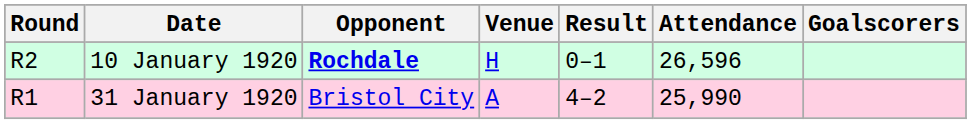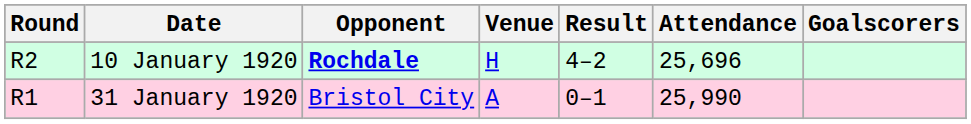(586, 61) 0–1 -> (586, 61) 4–2
(700, 61) 26,596 -> (700, 61) 25,696
(586, 99) 4–2 -> (586, 99) 0–1
